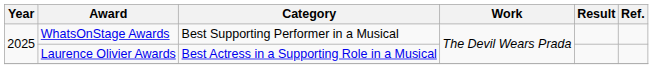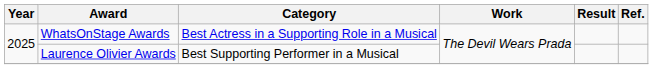(290, 34) Best Supporting Performer in a Musical -> (309, 34) Best Actress in a Supporting Role in a Musical
(309, 53) Best Actress in a Supporting Role in a Musical -> (290, 53) Best Supporting Performer in a Musical
